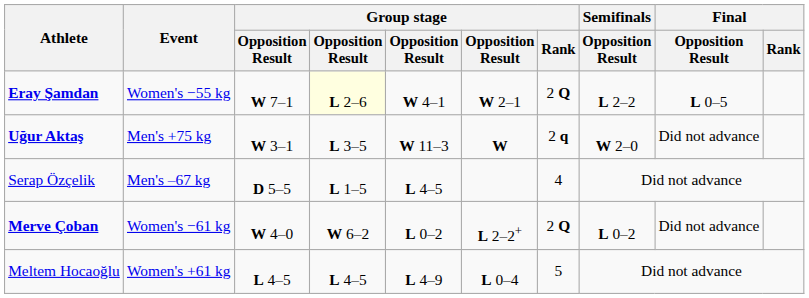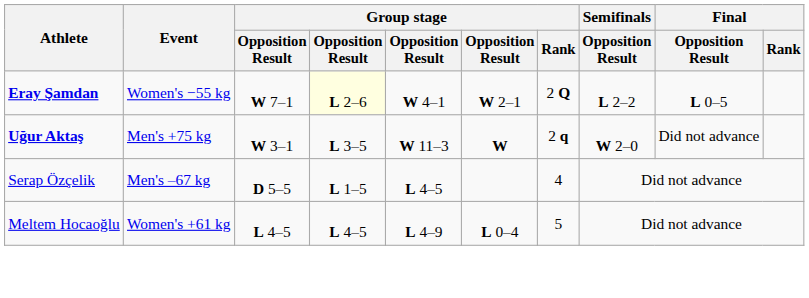- row: (53, 226)
